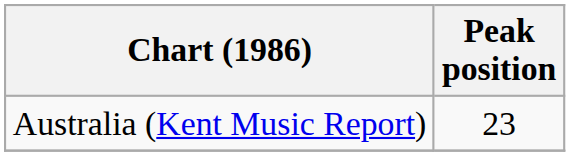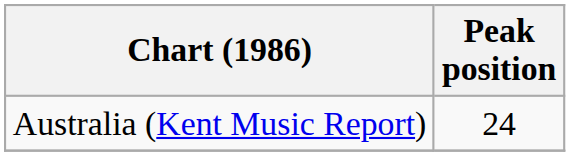(499, 122) 23 -> (499, 122) 24
